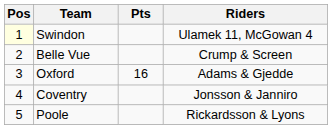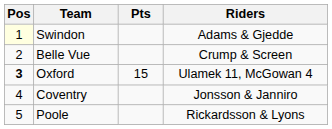(245, 34) Ulamek 11, McGowan 4 -> (245, 34) Adams & Gjedde
(19, 74) normal -> (19, 74) bold
(141, 74) 16 -> (141, 74) 15
(245, 74) Adams & Gjedde -> (245, 74) Ulamek 11, McGowan 4
